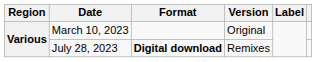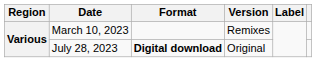(246, 30) Original -> (249, 30) Remixes
(249, 48) Remixes -> (246, 48) Original
